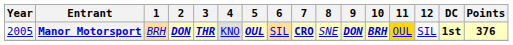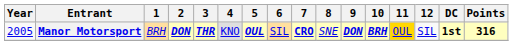(486, 31) 376 -> (486, 31) 316
